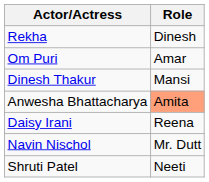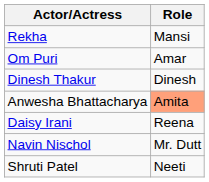(175, 36) Dinesh -> (172, 36) Mansi
(172, 79) Mansi -> (175, 79) Dinesh
